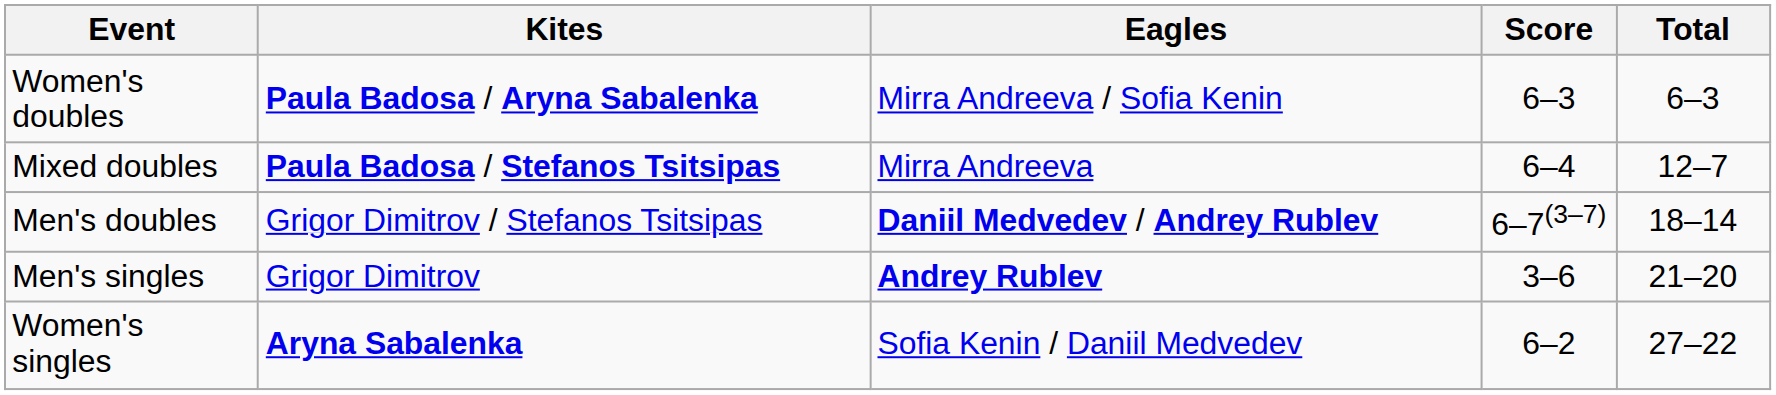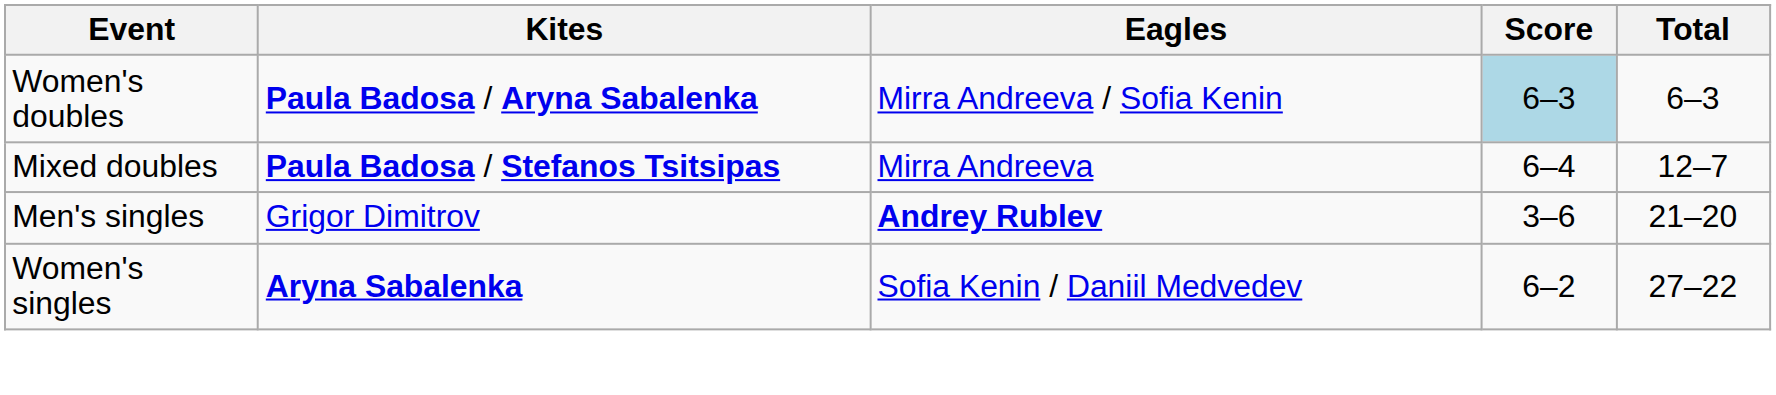(1549, 98) no background -> (1549, 98) lightblue background
- row: (114, 221)
